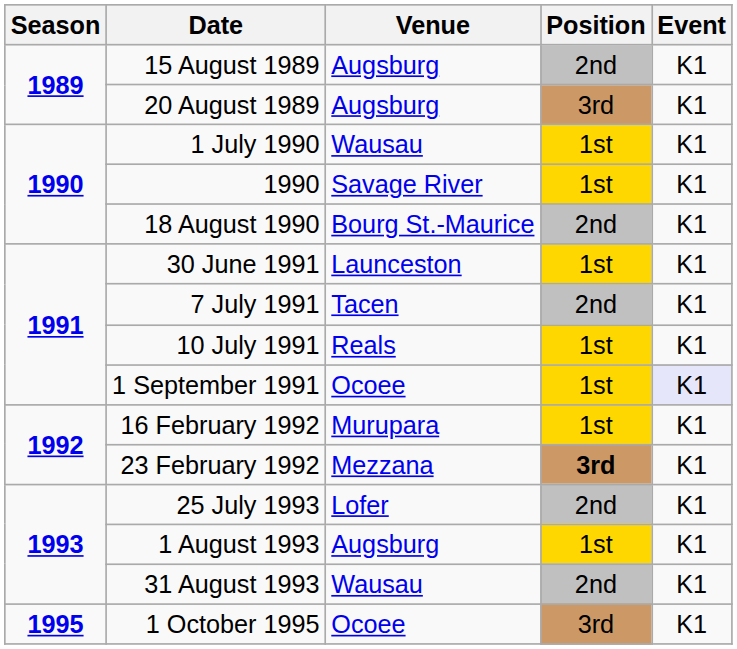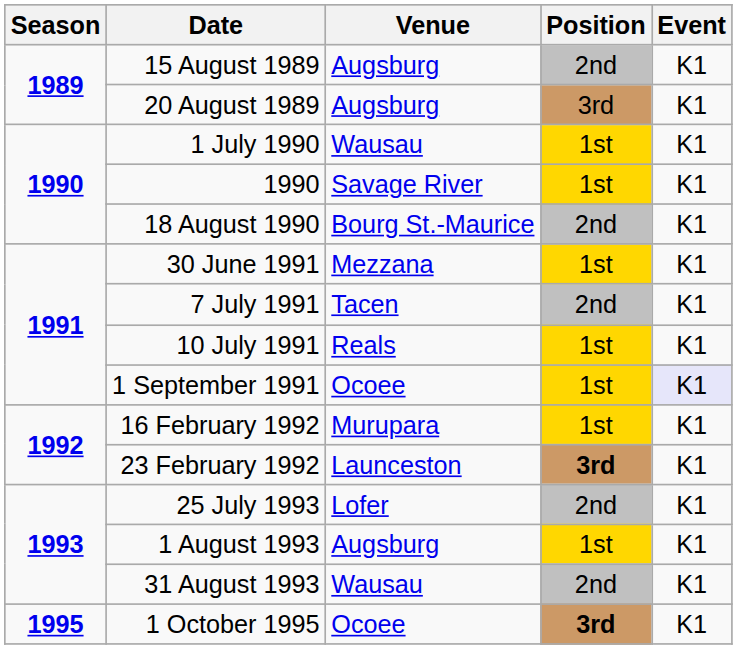(396, 265) Launceston -> (382, 265) Mezzana
(382, 464) Mezzana -> (396, 464) Launceston
(596, 624) normal -> (596, 624) bold
